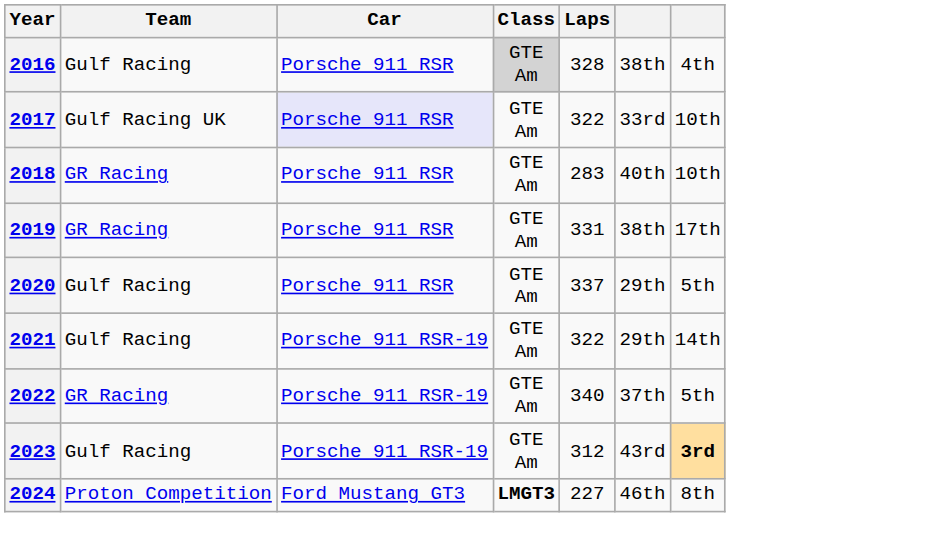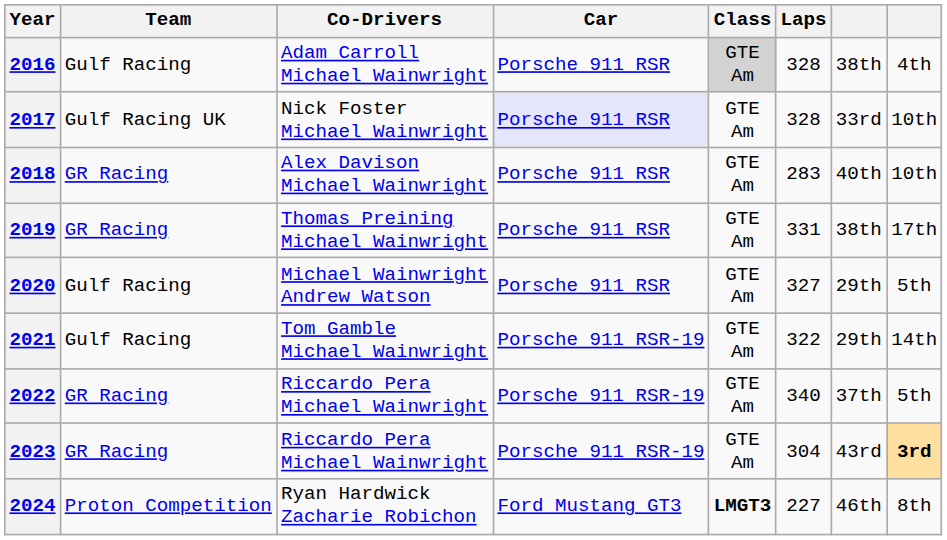+ column: (385, 21)
(587, 120) 322 -> (804, 120) 328
(587, 285) 337 -> (804, 285) 327
(128, 451) Gulf Racing -> (117, 451) GR Racing
(587, 451) 312 -> (804, 451) 304
